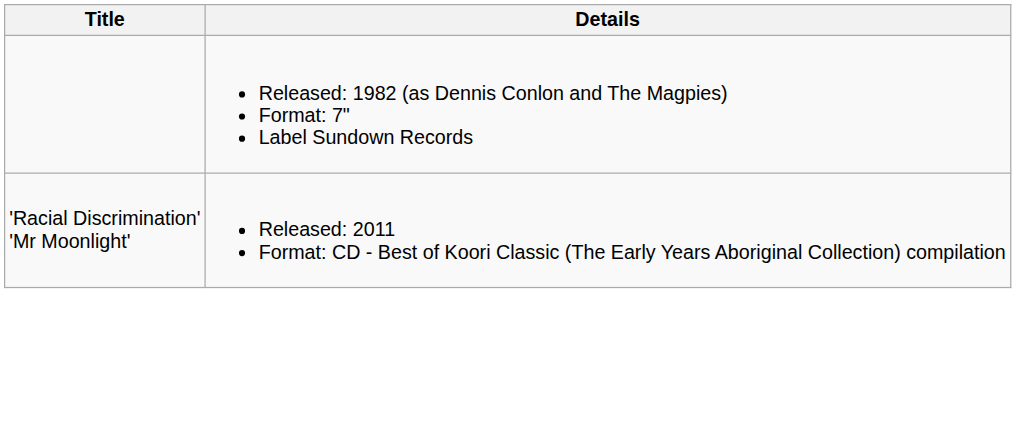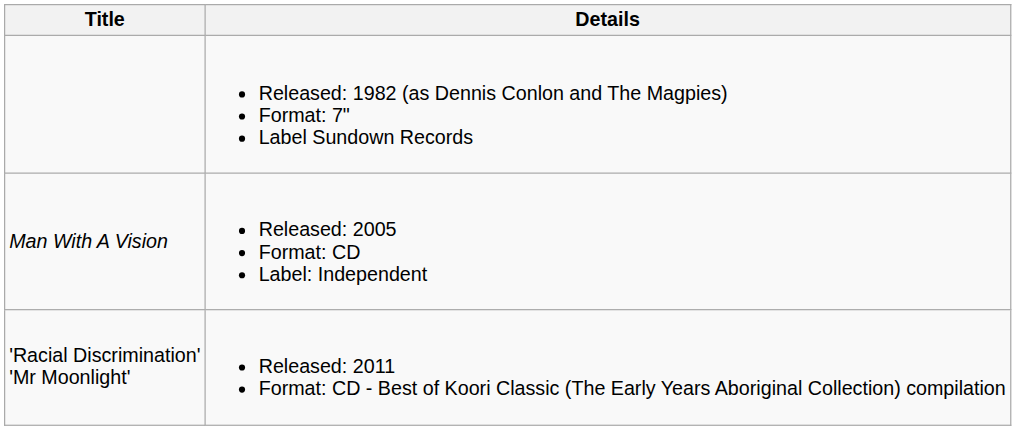+ row: (89, 241)
